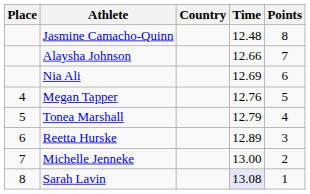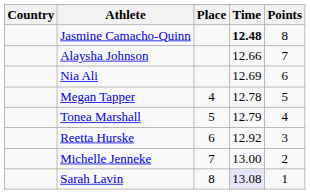columns swapped: (22, 14) <-> (203, 14)
(247, 35) normal -> (247, 35) bold
(247, 96) 12.76 -> (247, 96) 12.78
(247, 138) 12.89 -> (247, 138) 12.92
